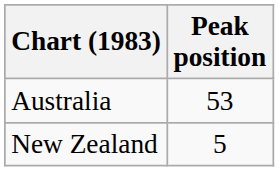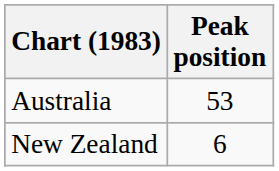(220, 143) 5 -> (220, 143) 6
